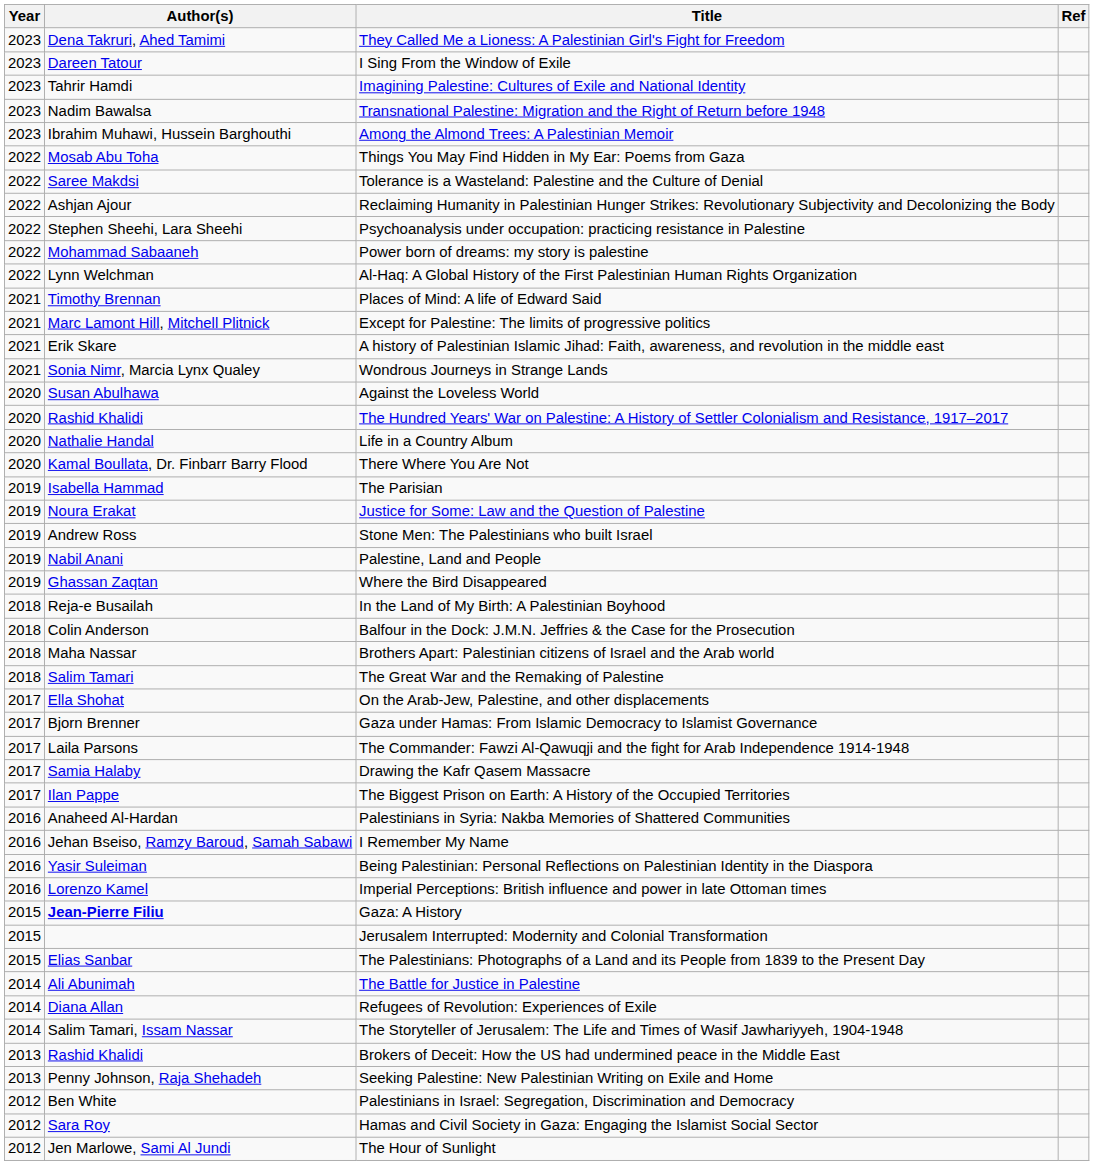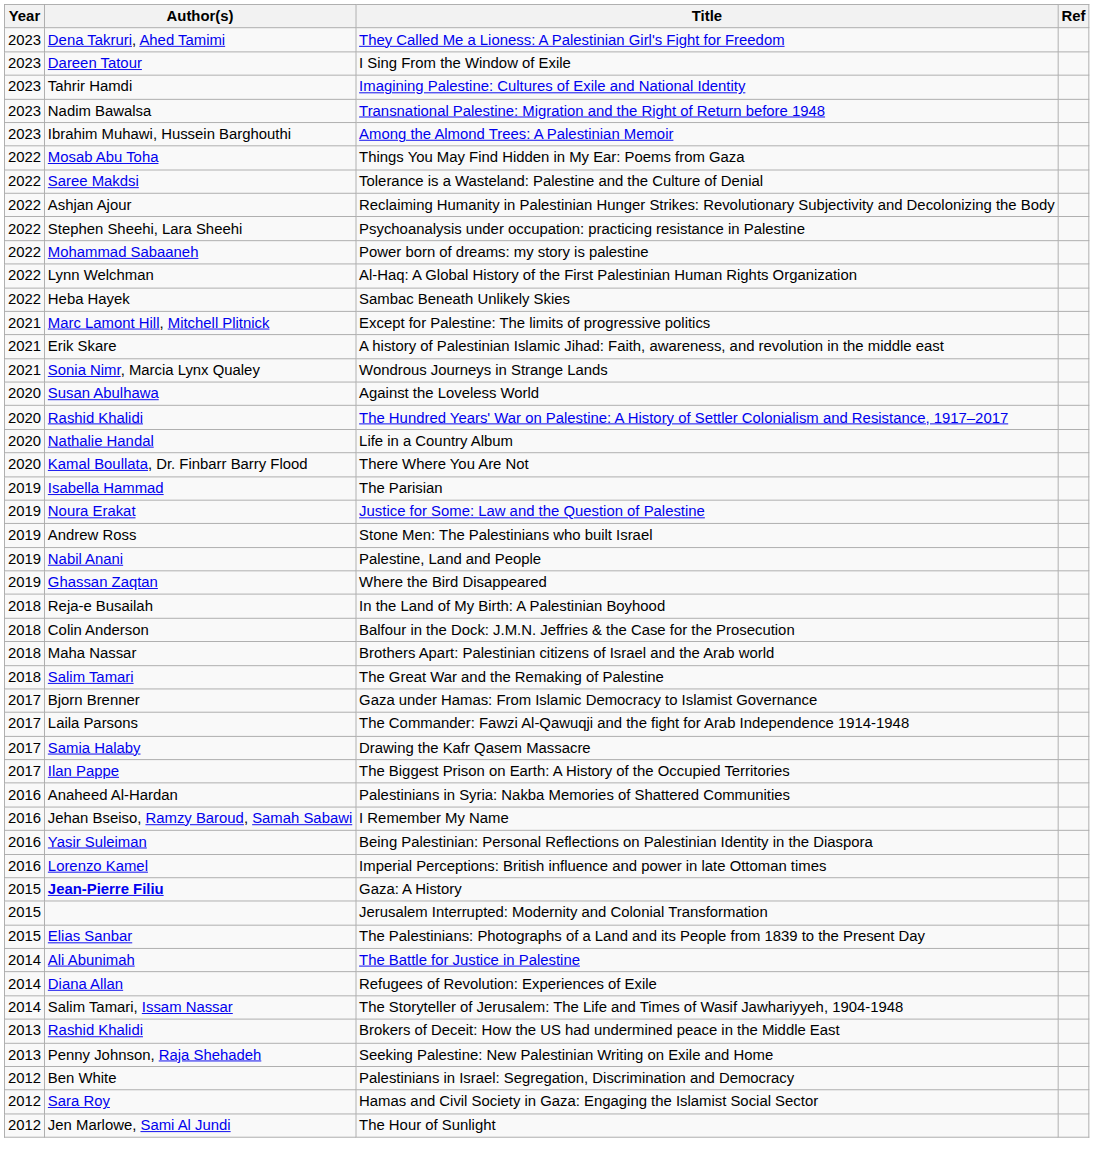+ row: (465, 299)
- row: (480, 299)
- row: (534, 700)
